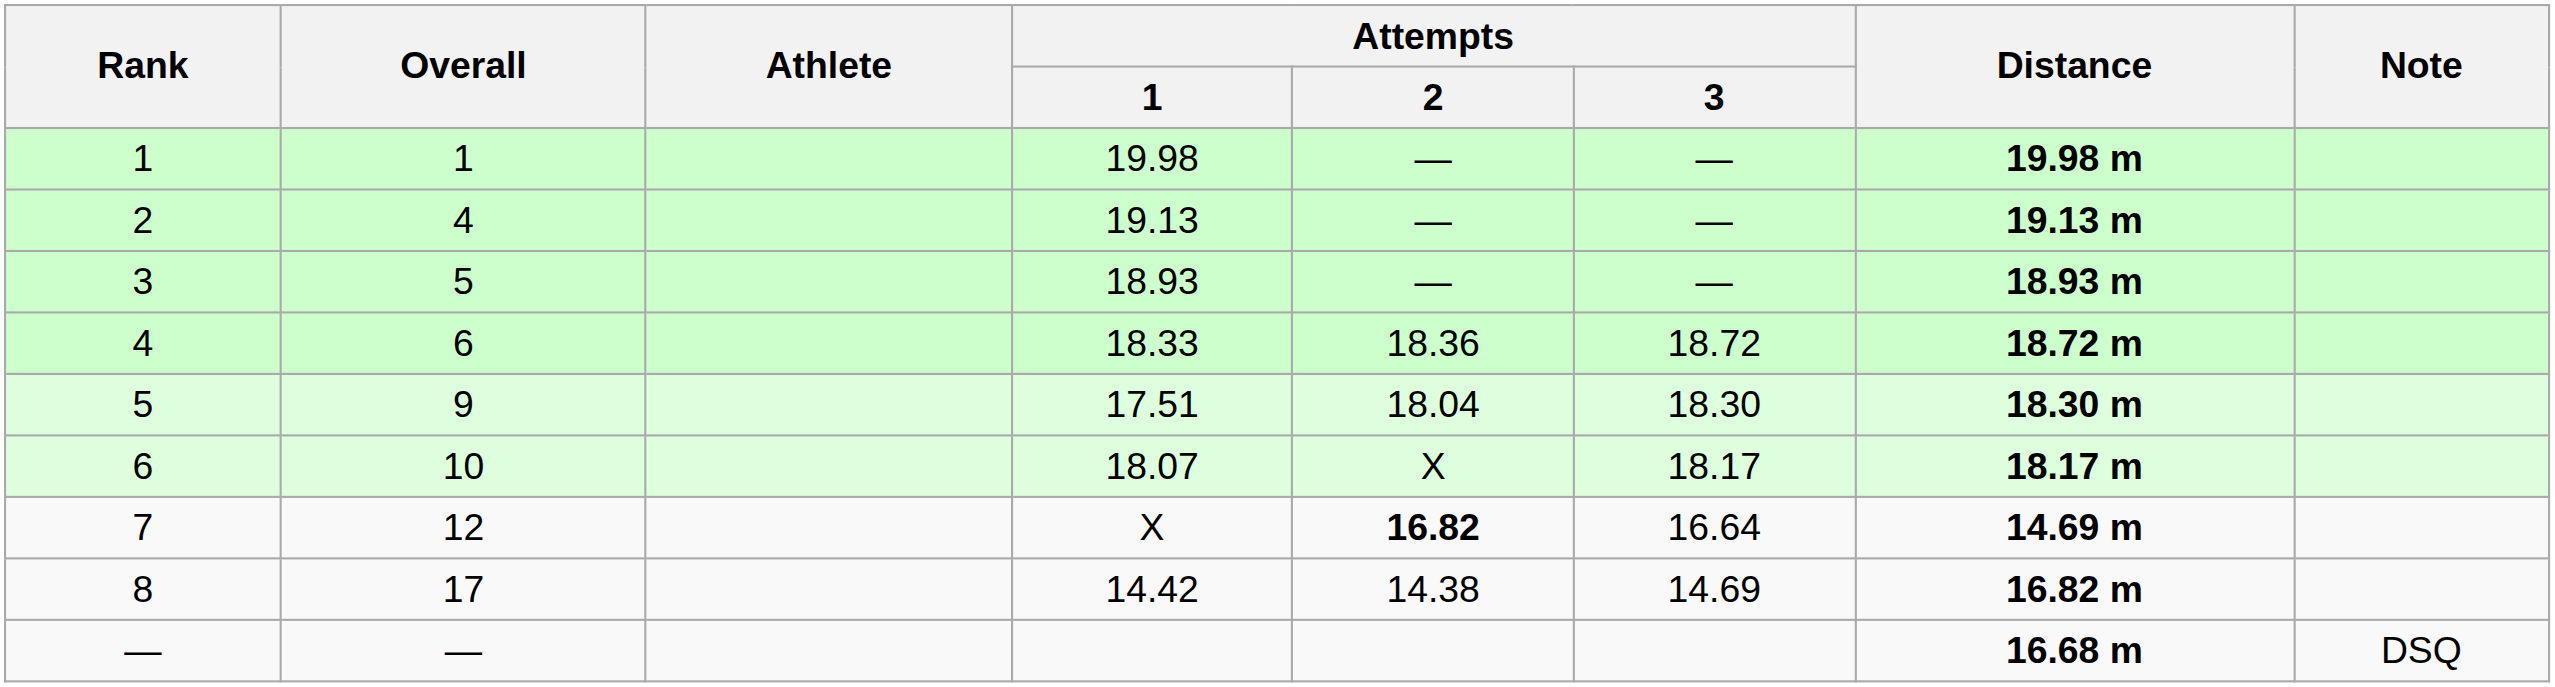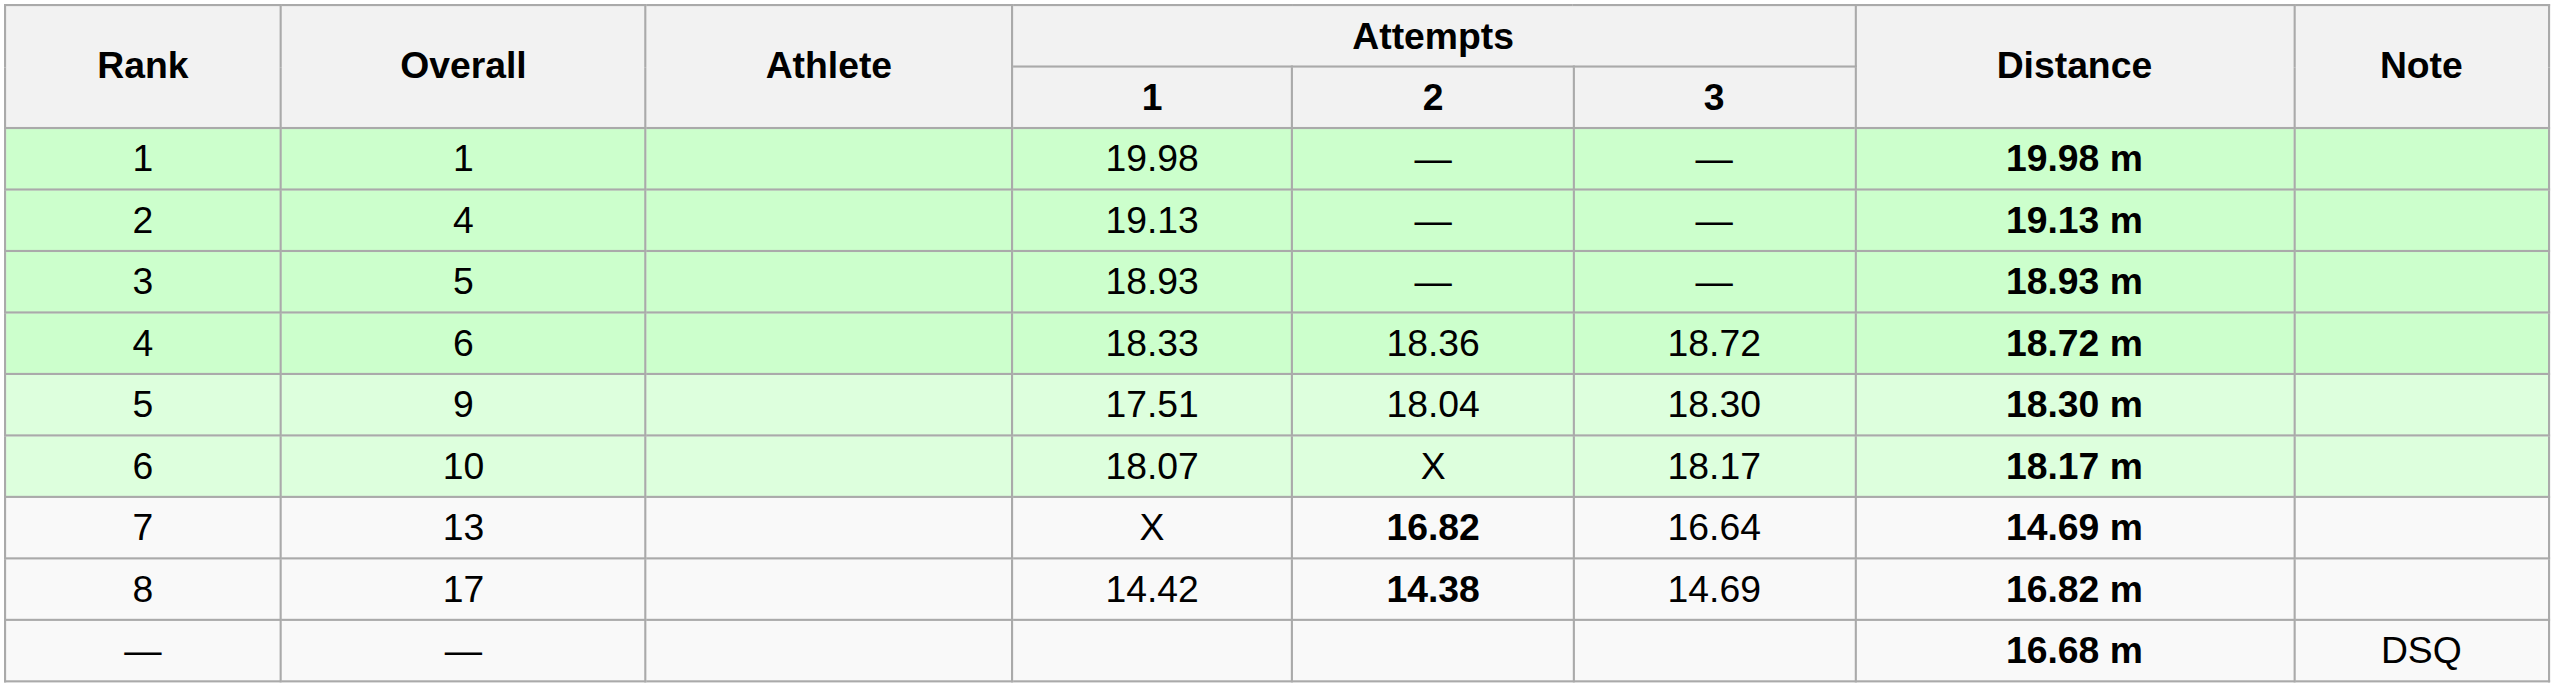(463, 527) 12 -> (463, 527) 13
(1433, 588) normal -> (1433, 588) bold
